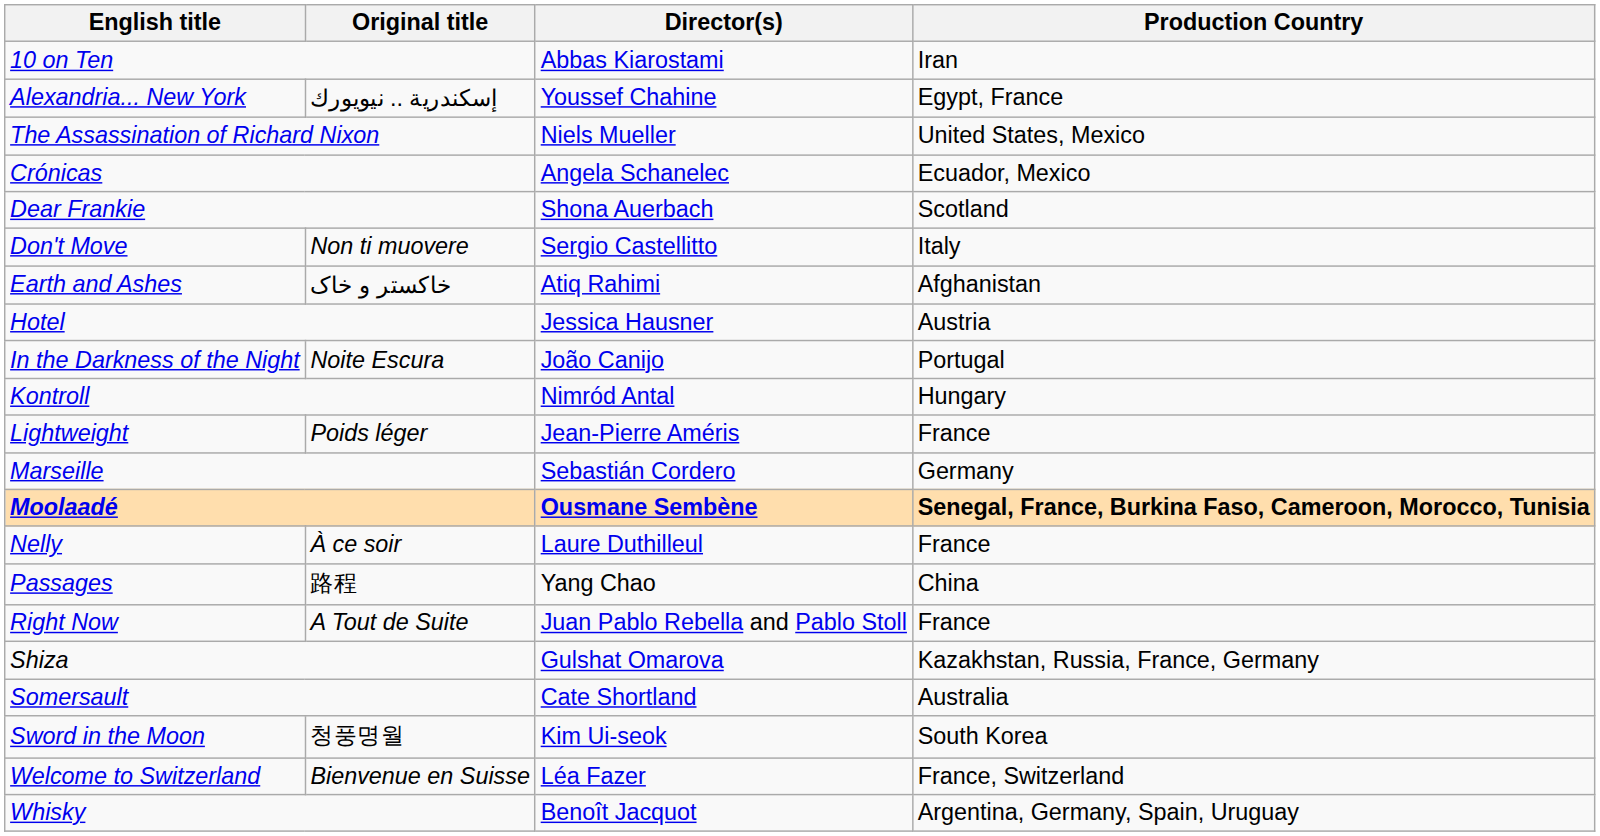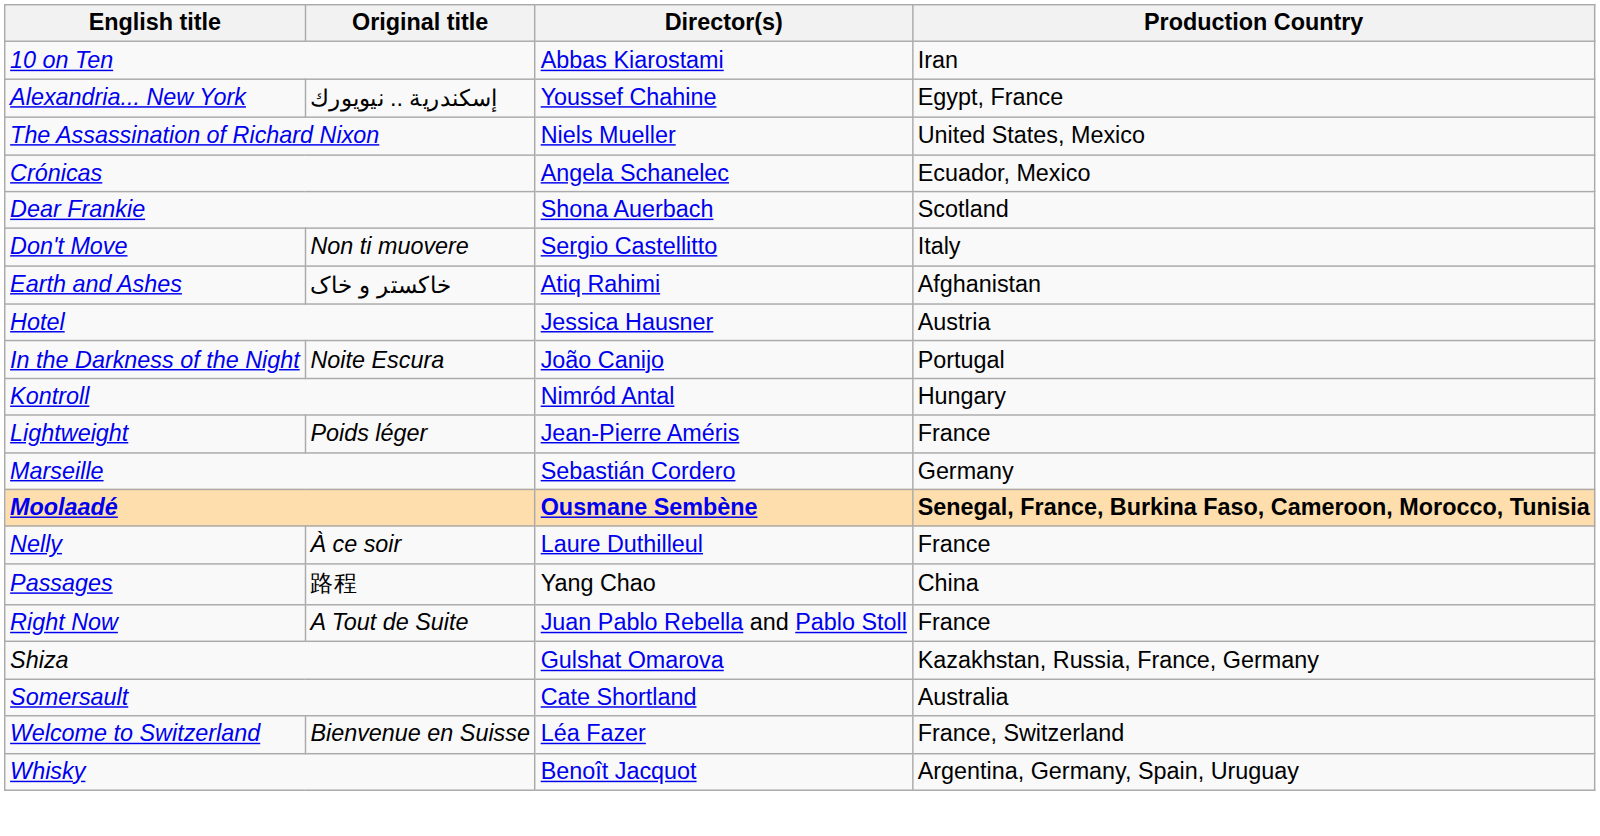- row: (108, 736)
